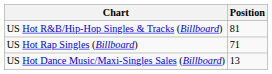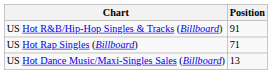(235, 28) 81 -> (235, 28) 91
